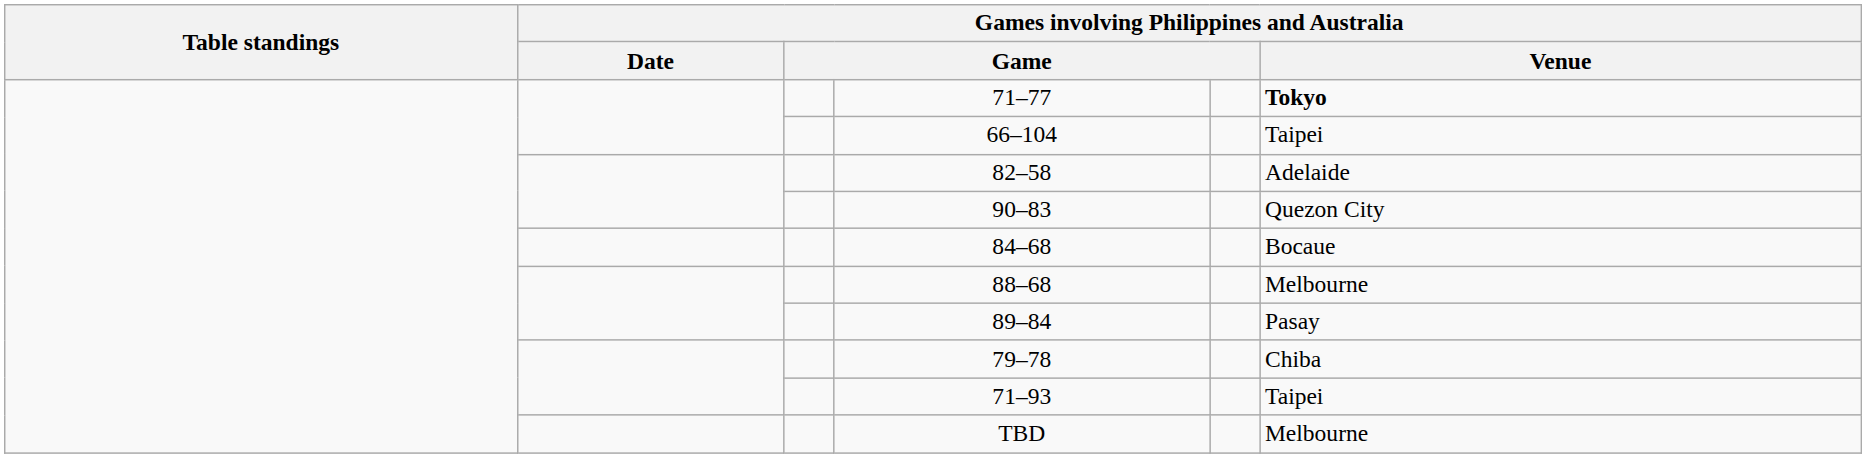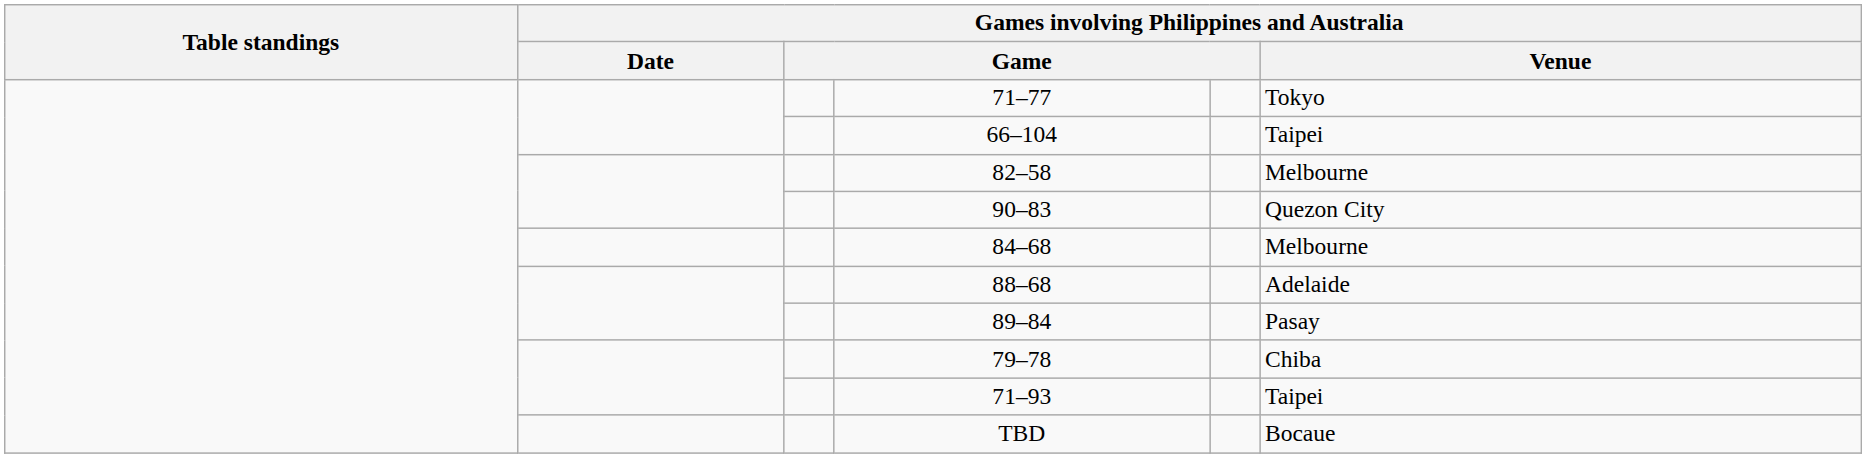(1296, 97) bold -> (1295, 97) normal
(1307, 172) Adelaide -> (1317, 172) Melbourne
(1300, 246) Bocaue -> (1317, 246) Melbourne
(1317, 284) Melbourne -> (1307, 284) Adelaide
(1317, 433) Melbourne -> (1300, 433) Bocaue
